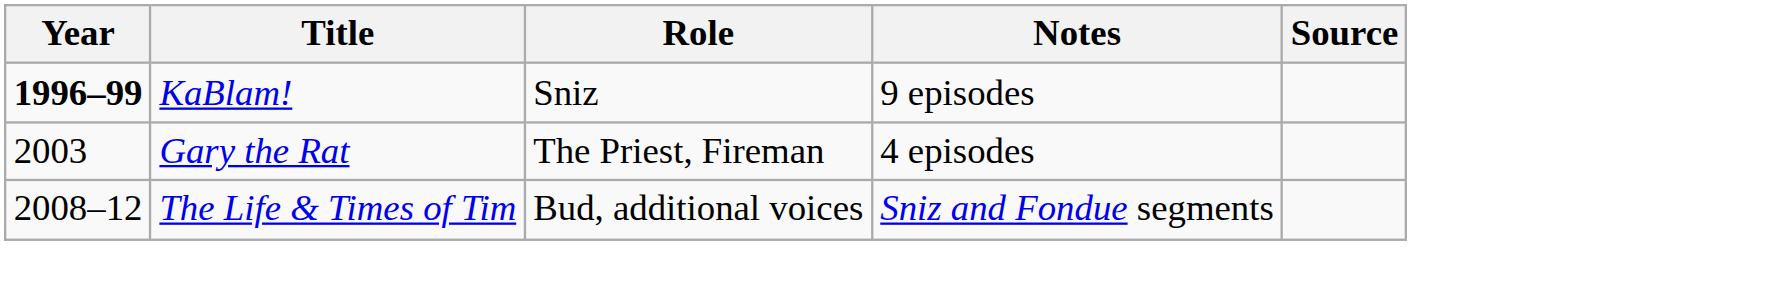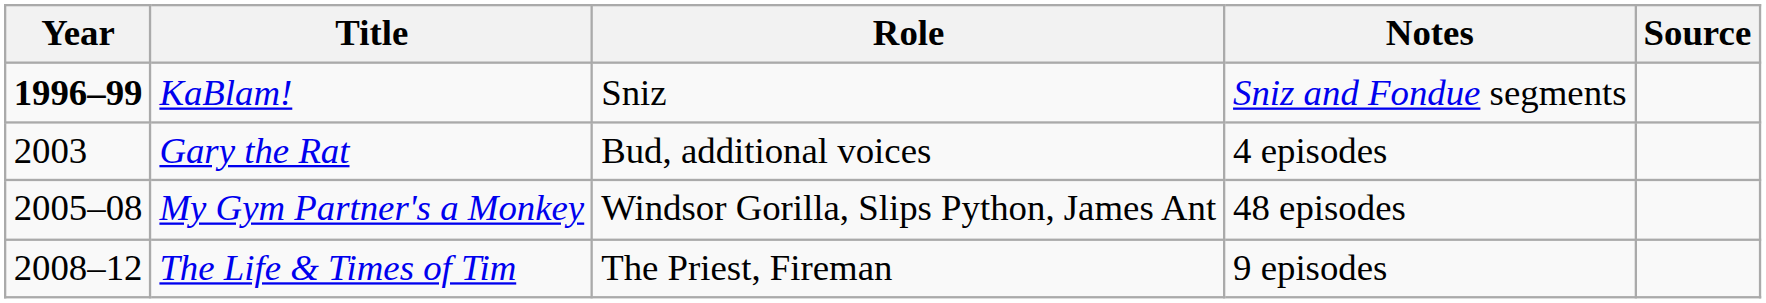(957, 92) 9 episodes -> (1430, 92) Sniz and Fondue segments
(679, 150) The Priest, Fireman -> (766, 150) Bud, additional voices
+ row: (372, 208)
(698, 208) Bud, additional voices -> (747, 267) The Priest, Fireman
(1077, 208) Sniz and Fondue segments -> (1310, 267) 9 episodes
